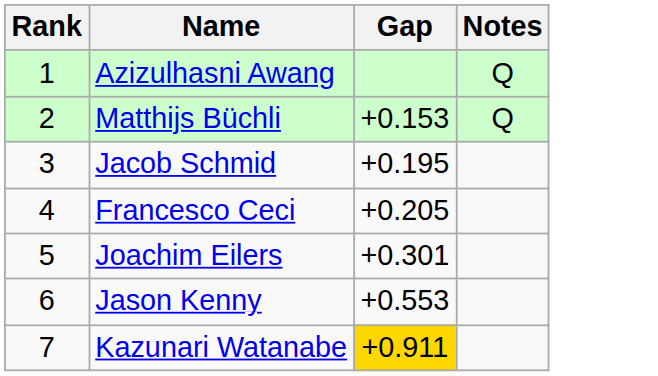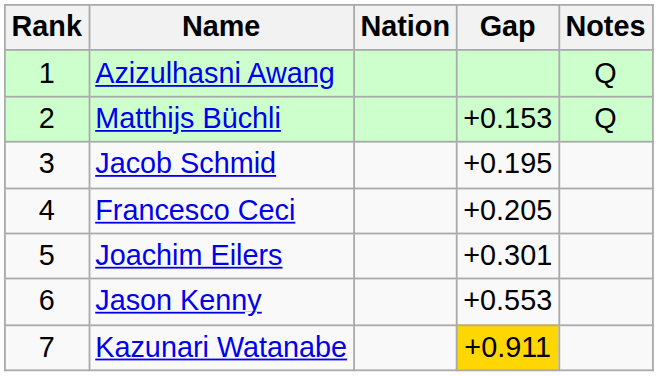+ column: (405, 27)
